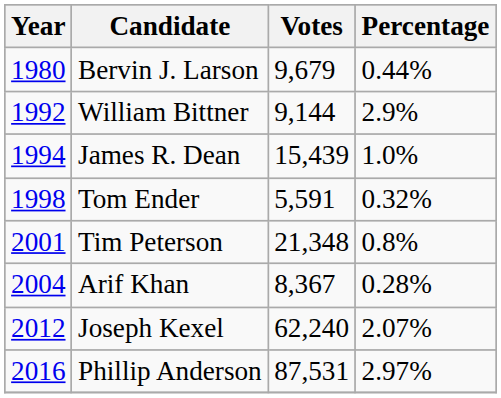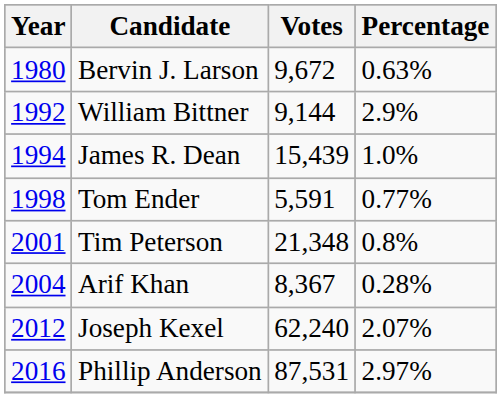(305, 69) 9,679 -> (305, 69) 9,672
(397, 69) 0.44% -> (397, 69) 0.63%
(397, 198) 0.32% -> (397, 198) 0.77%
